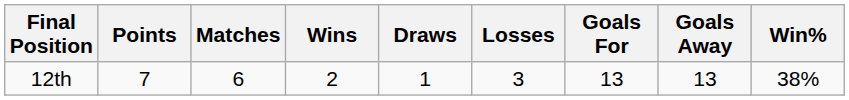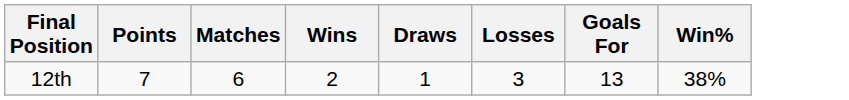- column: (705, 33)
